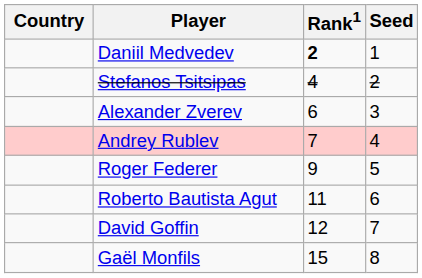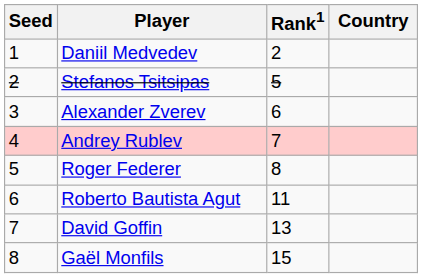columns swapped: (49, 21) <-> (392, 21)
(313, 53) bold -> (276, 53) normal
(313, 82) 4 -> (276, 82) 5
(313, 169) 9 -> (276, 169) 8
(318, 228) 12 -> (281, 228) 13
